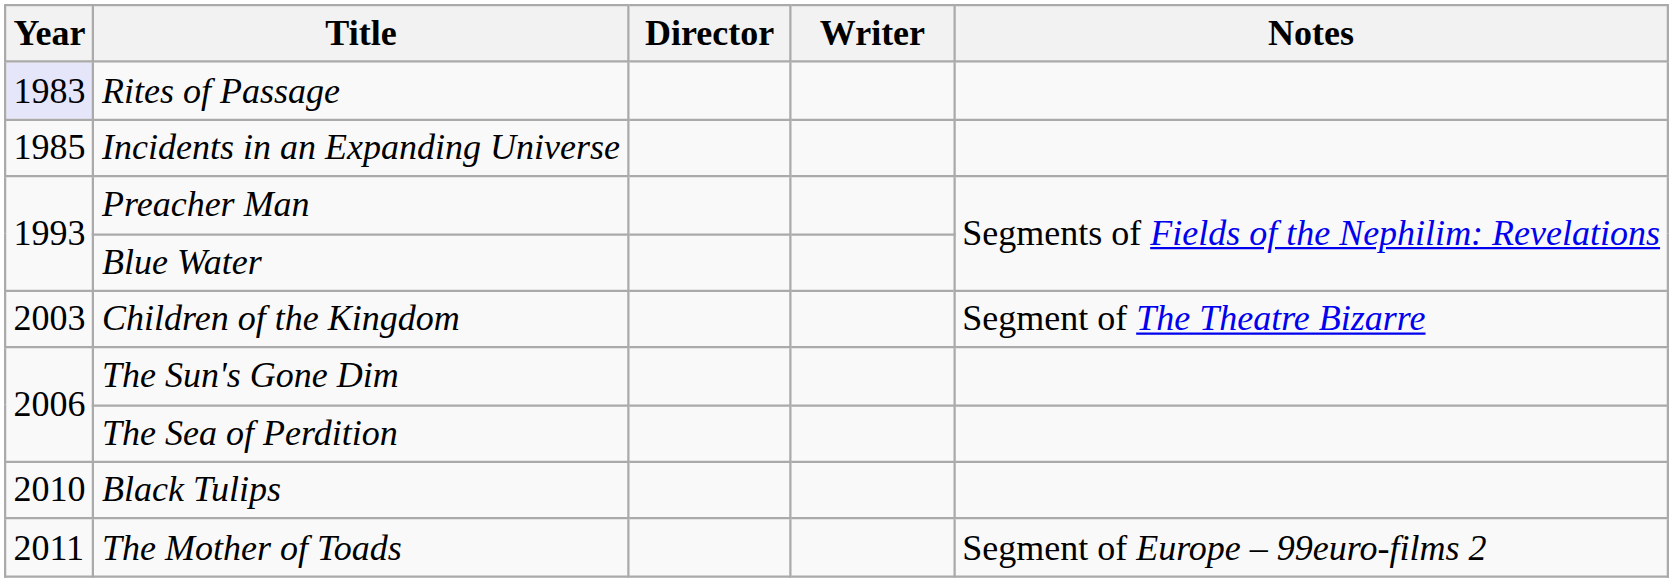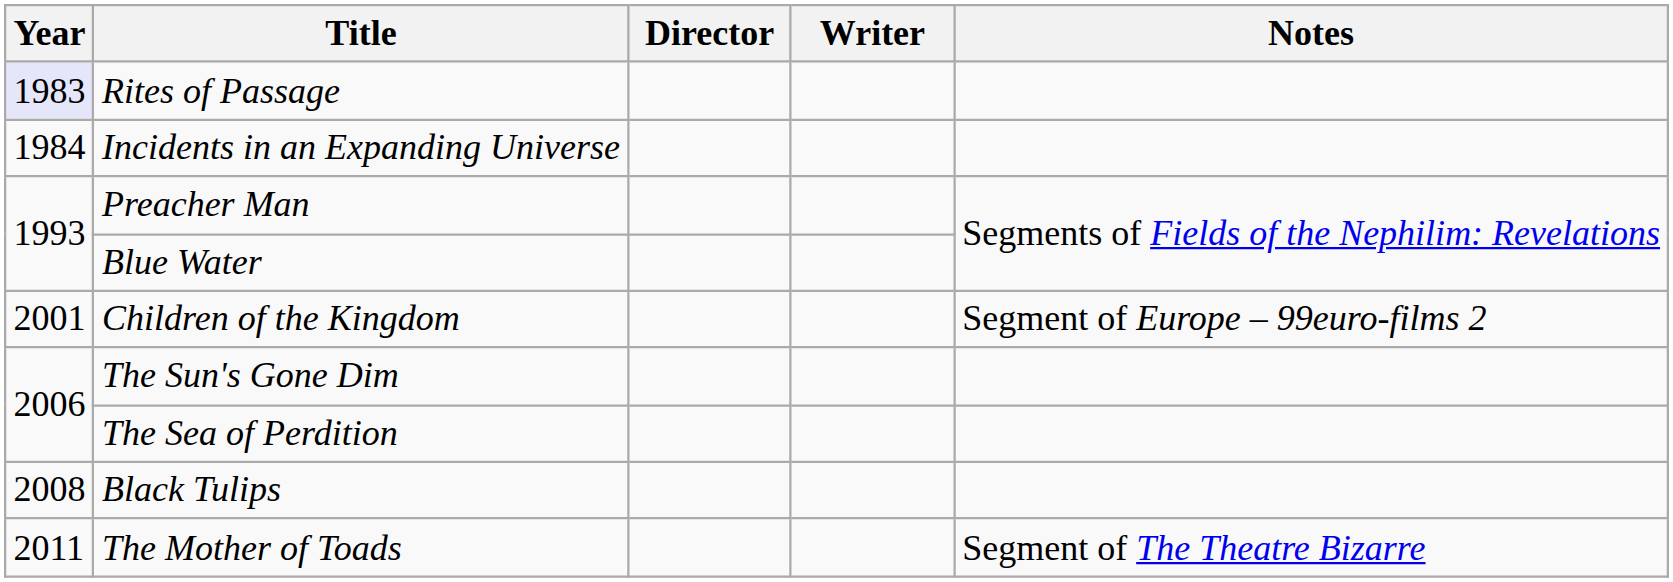(49, 147) 1985 -> (49, 147) 1984
(49, 318) 2003 -> (49, 318) 2001
(1194, 318) Segment of The Theatre Bizarre -> (1224, 318) Segment of Europe – 99euro-films 2
(49, 489) 2010 -> (49, 489) 2008
(1224, 546) Segment of Europe – 99euro-films 2 -> (1194, 546) Segment of The Theatre Bizarre
